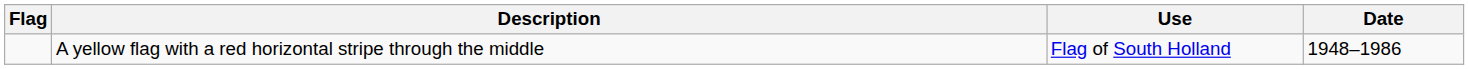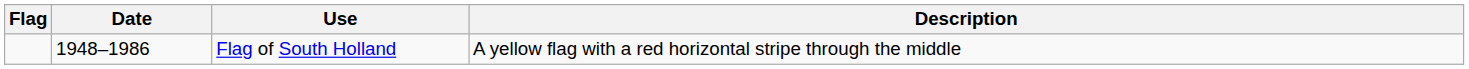columns swapped: (1383, 19) <-> (549, 19)
